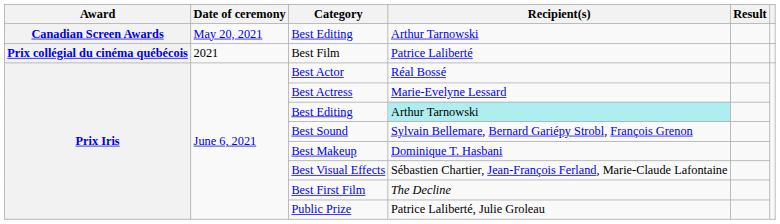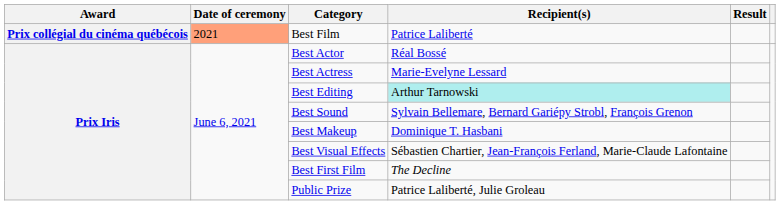- row: (98, 33)
(206, 53) no background -> (206, 33) lightsalmon background
